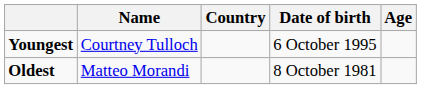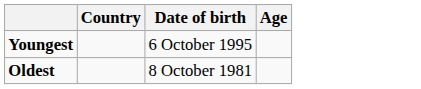- column: (139, 17)
